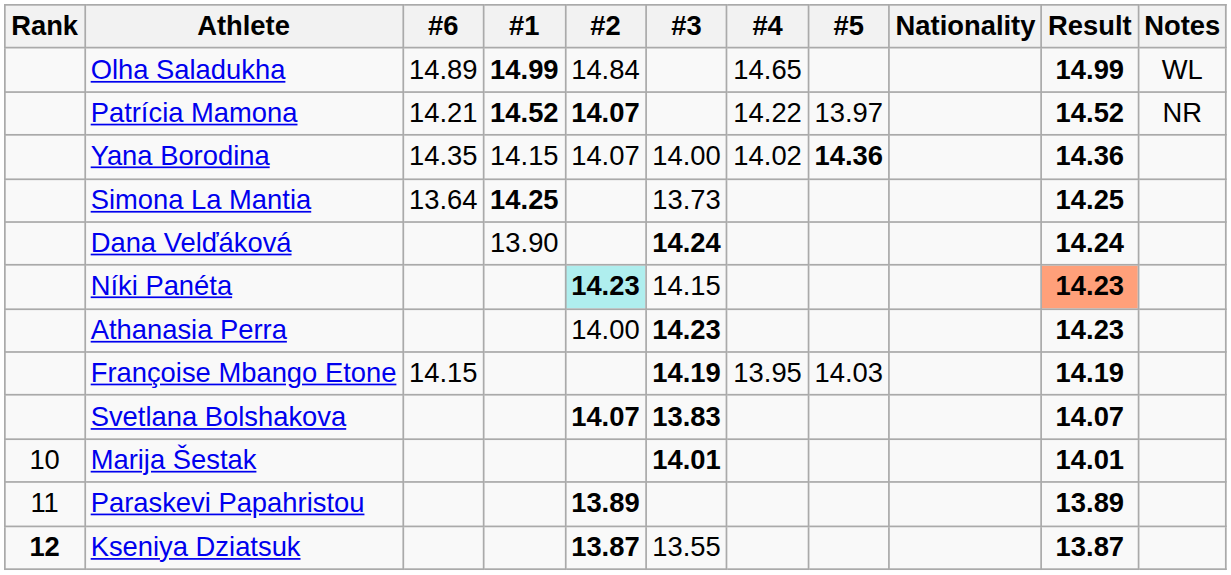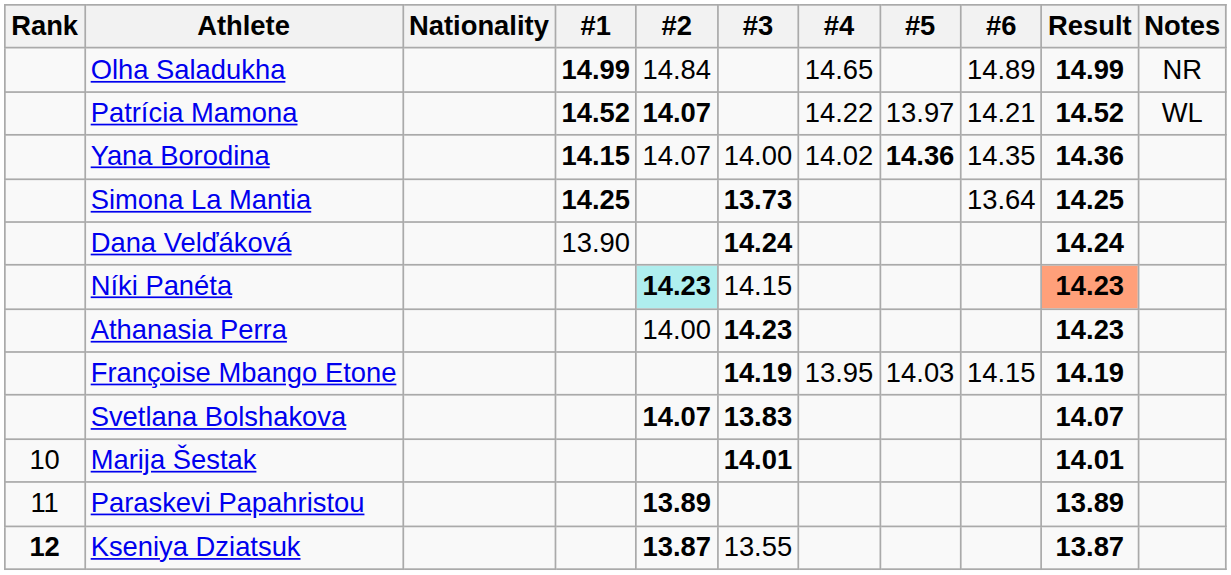columns swapped: (965, 26) <-> (443, 26)
(1182, 69) WL -> (1182, 69) NR
(1182, 112) NR -> (1182, 112) WL
(524, 156) normal -> (596, 156) bold
(687, 199) normal -> (758, 199) bold
